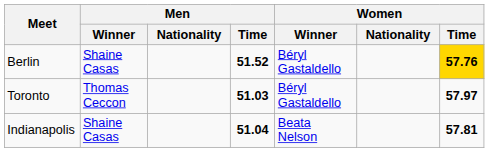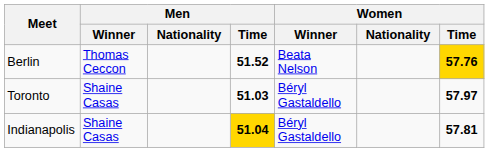(103, 61) Shaine Casas -> (106, 61) Thomas Ceccon
(309, 61) Béryl Gastaldello -> (297, 61) Beata Nelson
(106, 95) Thomas Ceccon -> (103, 95) Shaine Casas
(253, 130) no background -> (253, 130) gold background
(297, 130) Beata Nelson -> (309, 130) Béryl Gastaldello
